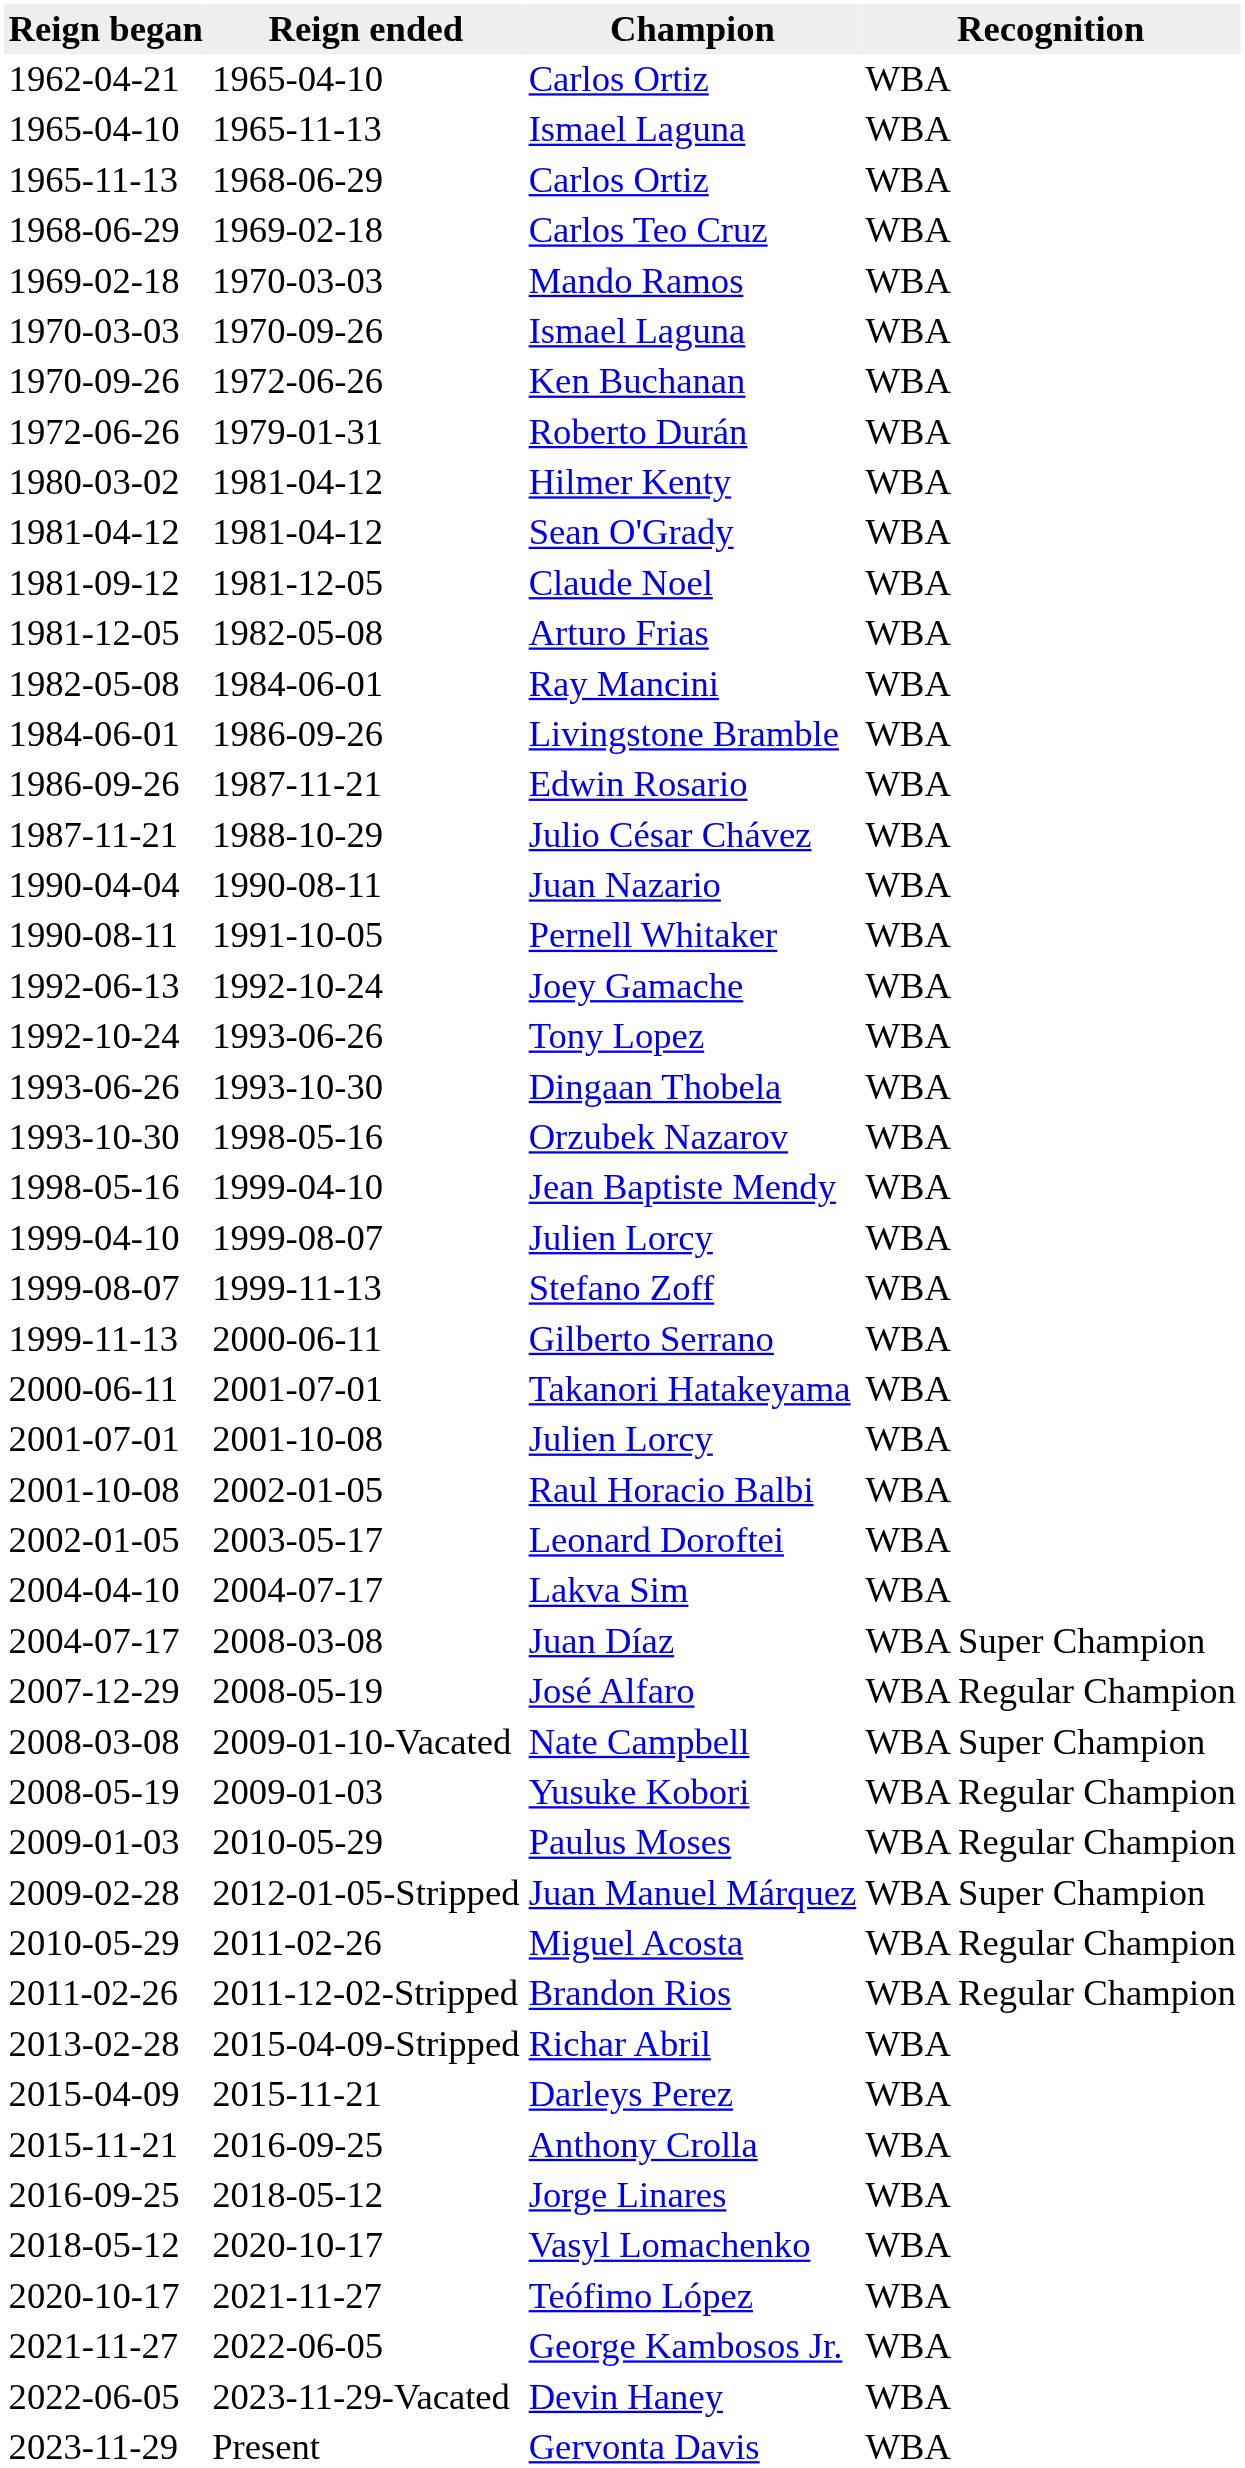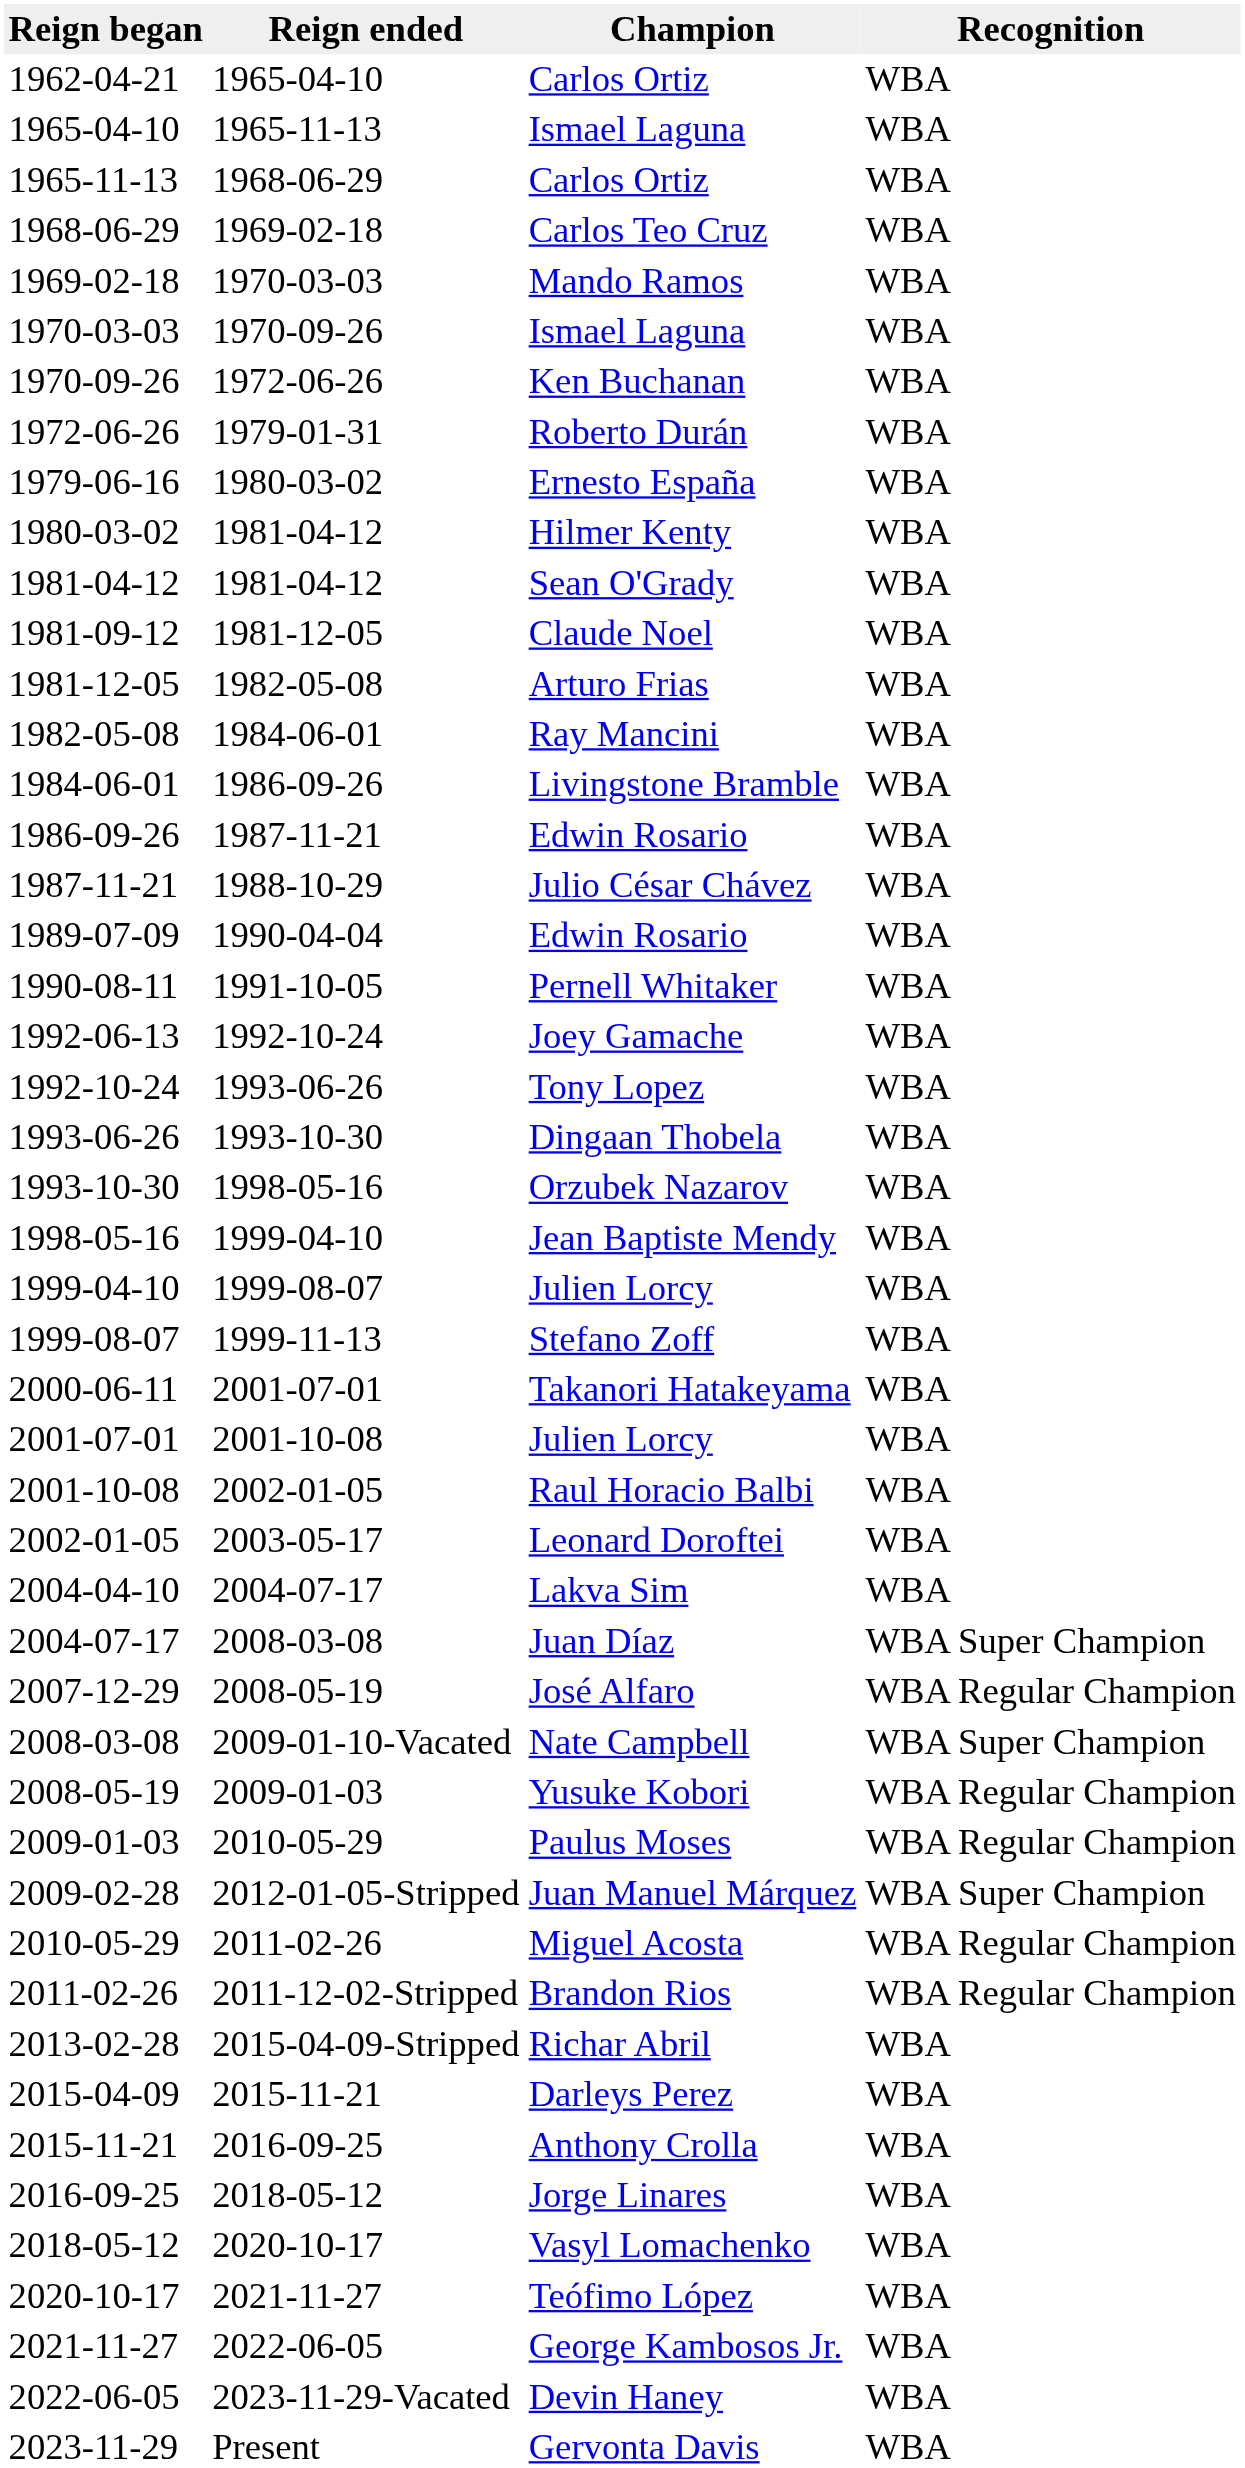+ row: (94, 481)
+ row: (94, 935)
- row: (94, 885)
- row: (93, 1338)
